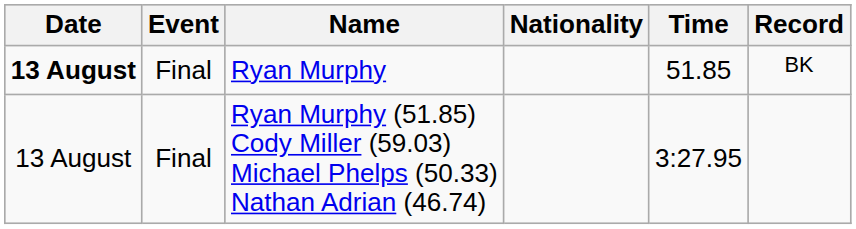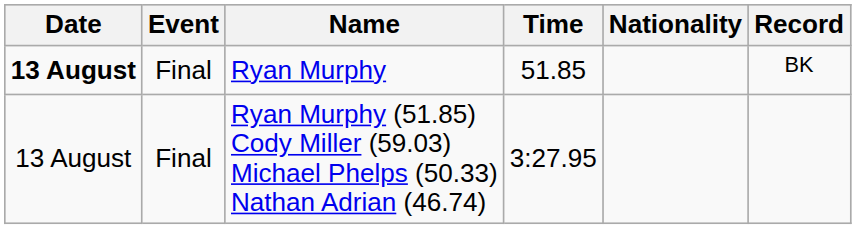columns swapped: (576, 25) <-> (699, 25)
